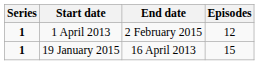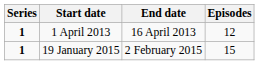(163, 32) 2 February 2015 -> (163, 32) 16 April 2013
(163, 50) 16 April 2013 -> (163, 50) 2 February 2015
